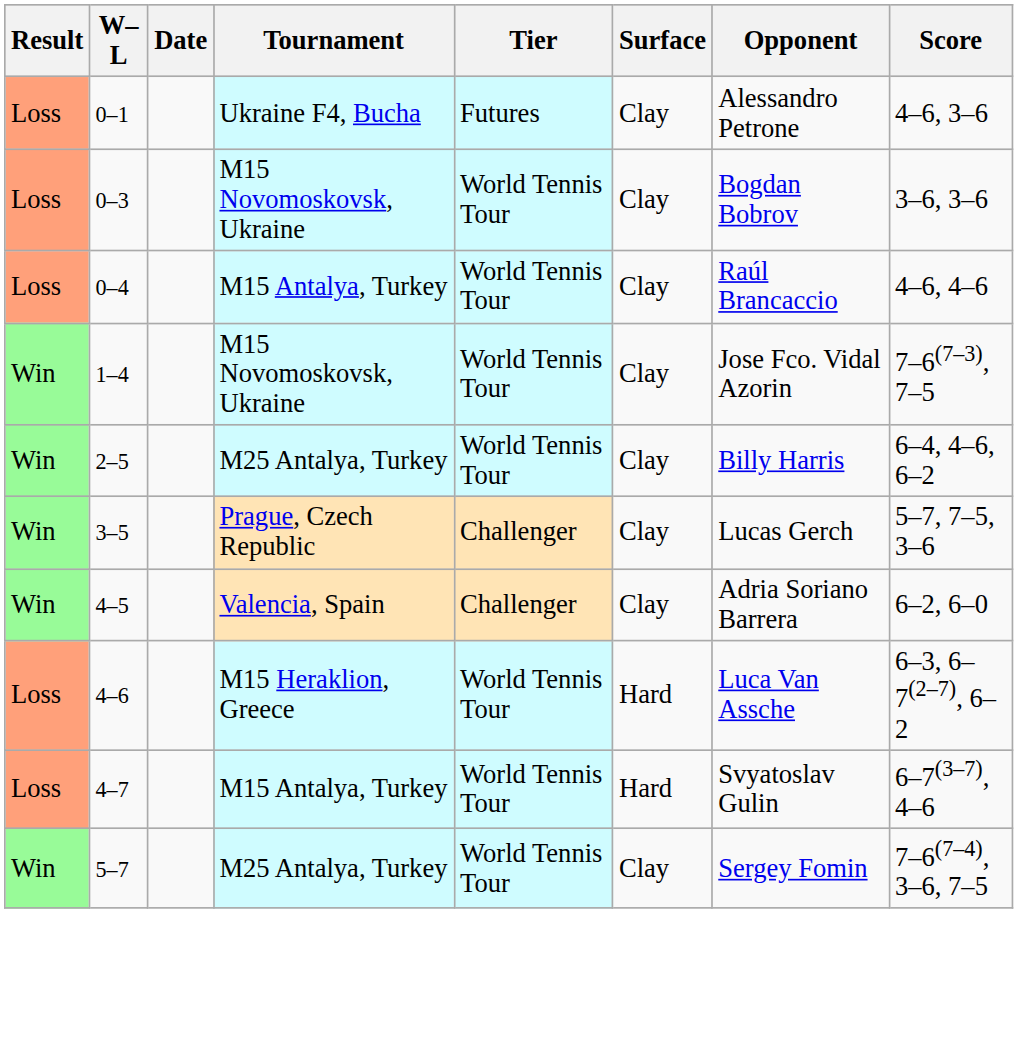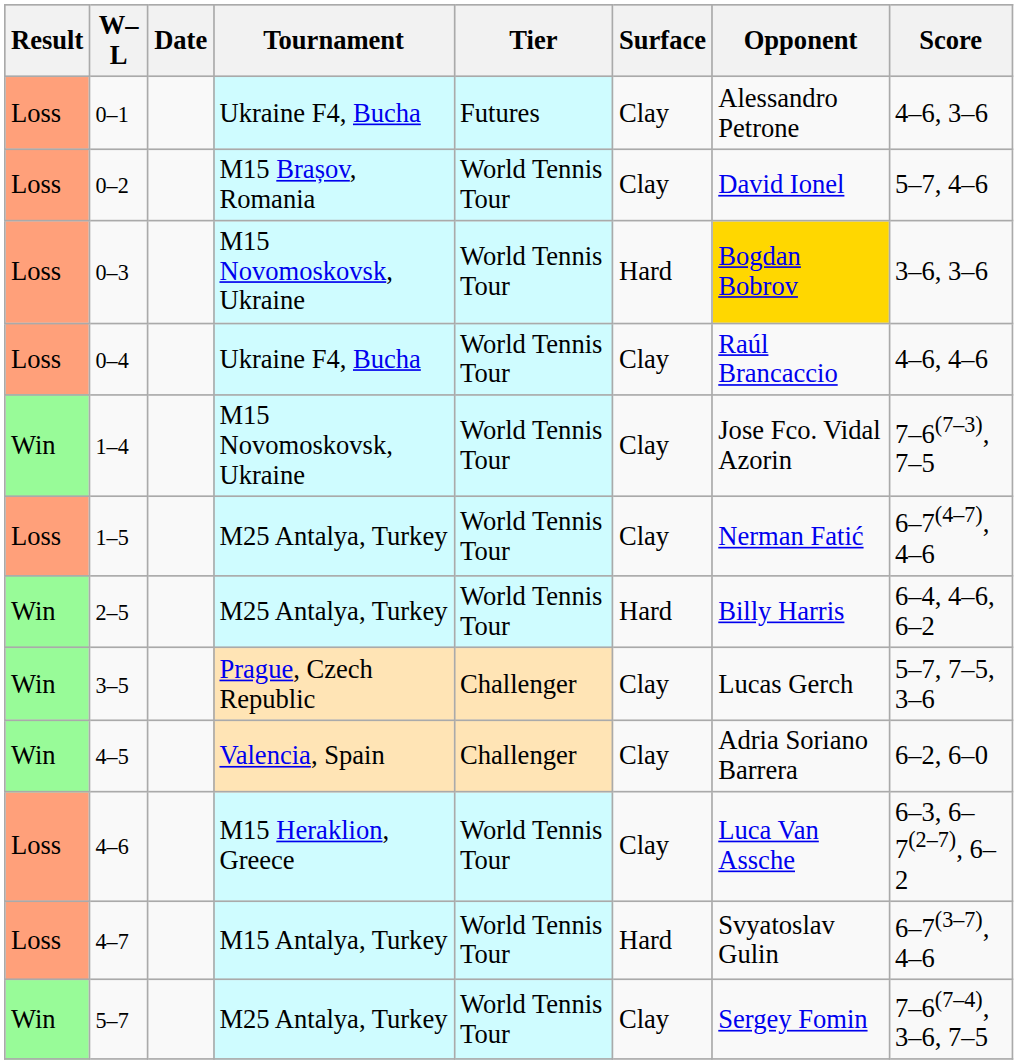+ row: (112, 186)
(644, 199) Clay -> (646, 271) Hard
(760, 199) no background -> (760, 271) gold background
(333, 286) M15 Antalya, Turkey -> (320, 358) Ukraine F4, Bucha
+ row: (112, 537)
(644, 460) Clay -> (646, 611) Hard
(646, 694) Hard -> (644, 845) Clay
